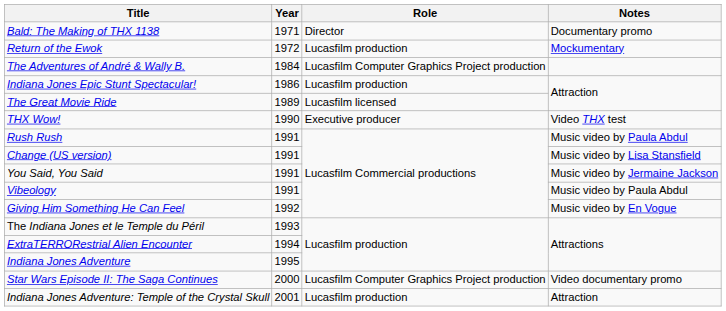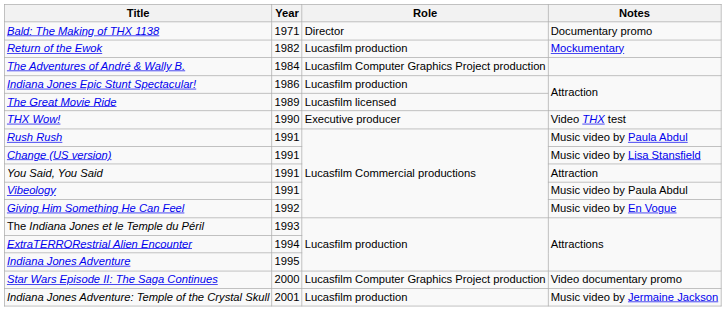(287, 48) 1972 -> (287, 48) 1982
(634, 173) Music video by Jermaine Jackson -> (574, 173) Attraction
(574, 297) Attraction -> (634, 297) Music video by Jermaine Jackson
